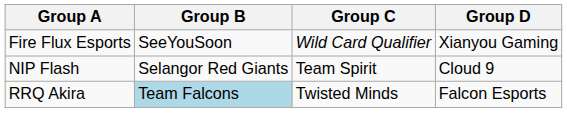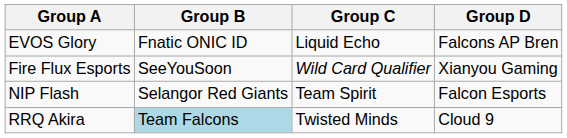+ row: (52, 42)
(467, 68) Cloud 9 -> (492, 94) Falcon Esports
(493, 94) Falcon Esports -> (466, 119) Cloud 9
